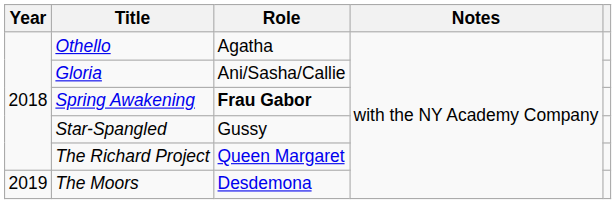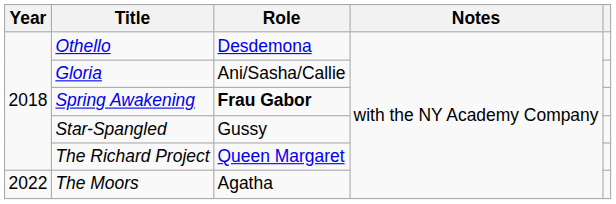(245, 45) Agatha -> (265, 45) Desdemona
(28, 184) 2019 -> (28, 184) 2022
(265, 184) Desdemona -> (245, 184) Agatha
